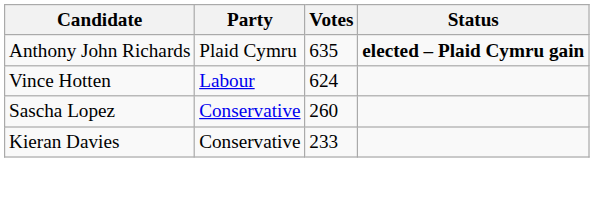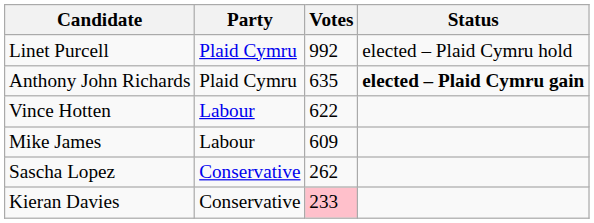+ row: (59, 50)
(324, 80) 624 -> (324, 111) 622
+ row: (55, 141)
(324, 111) 260 -> (324, 171) 262
(324, 141) no background -> (324, 202) pink background
